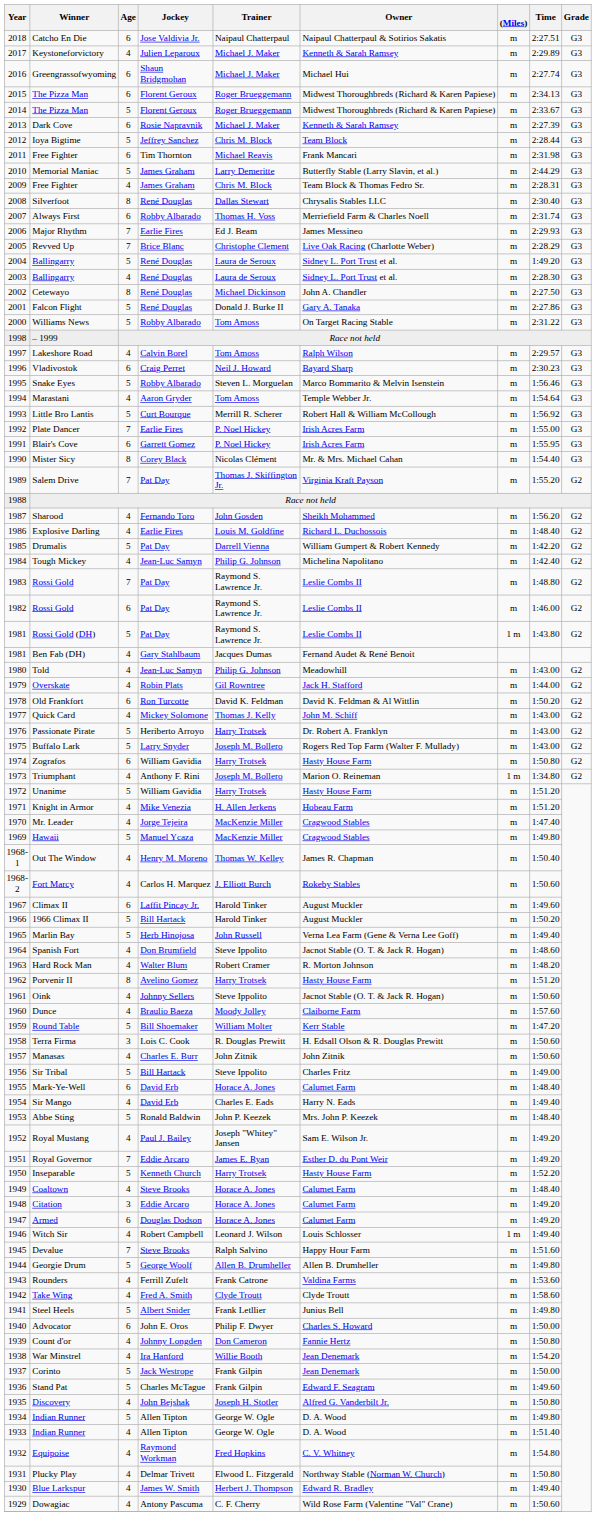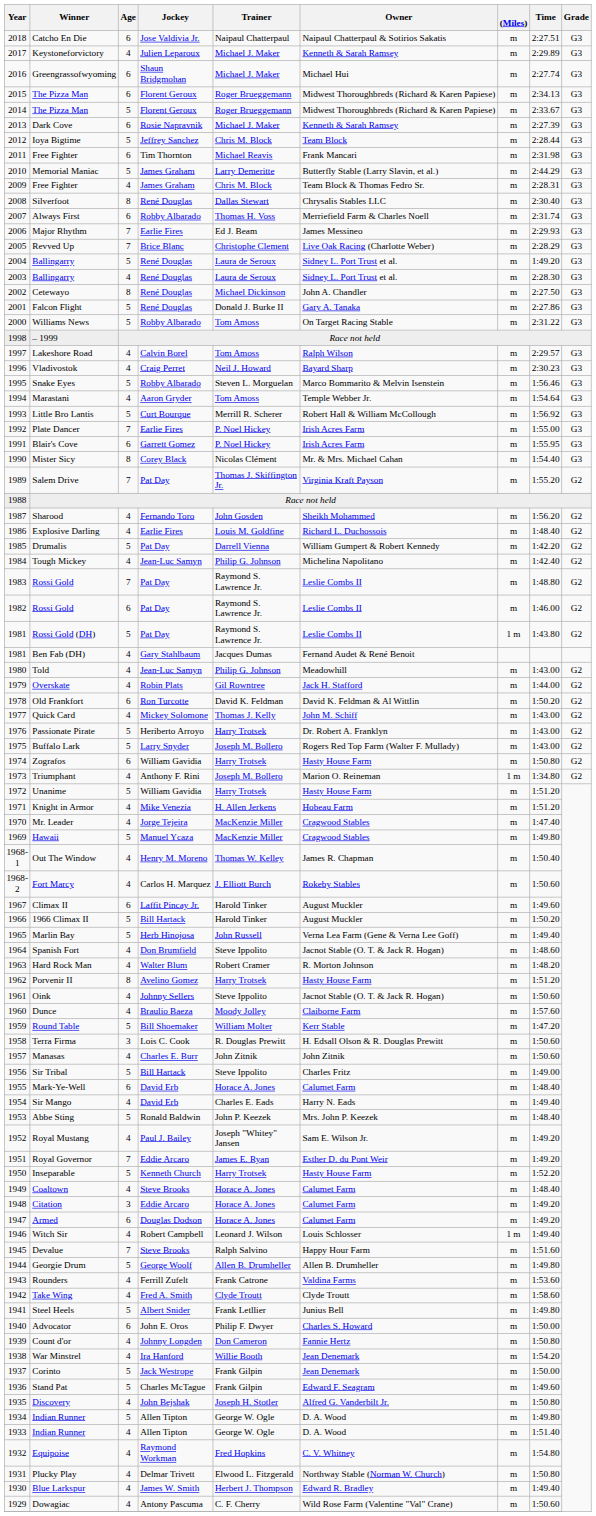(128, 368) 6 -> (128, 368) 4
